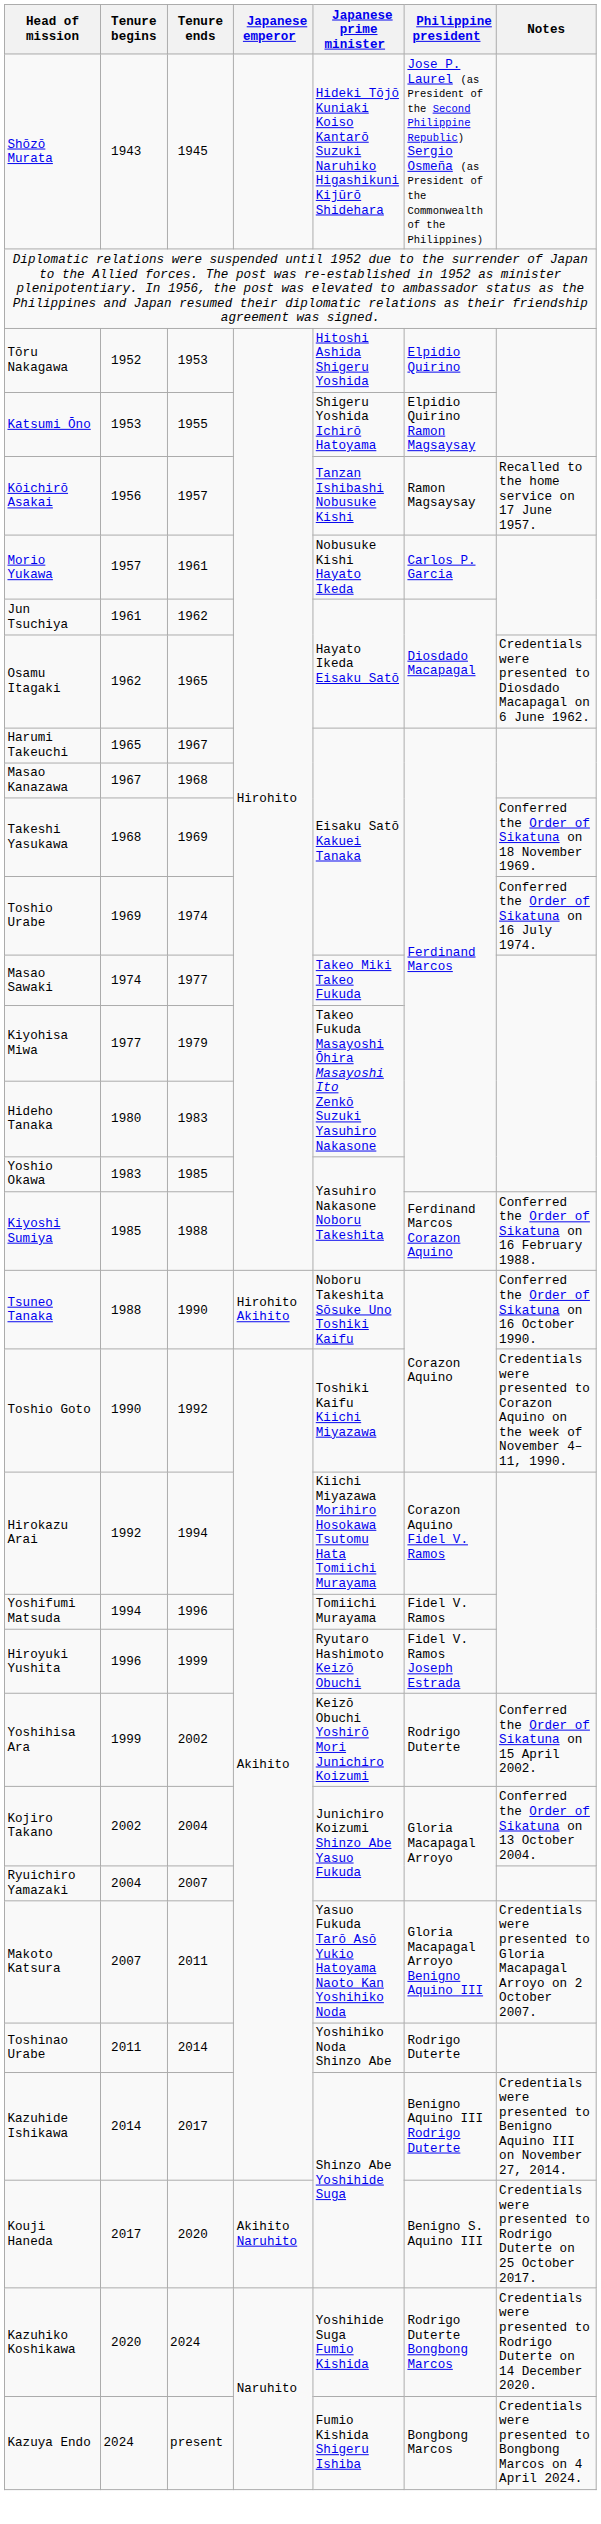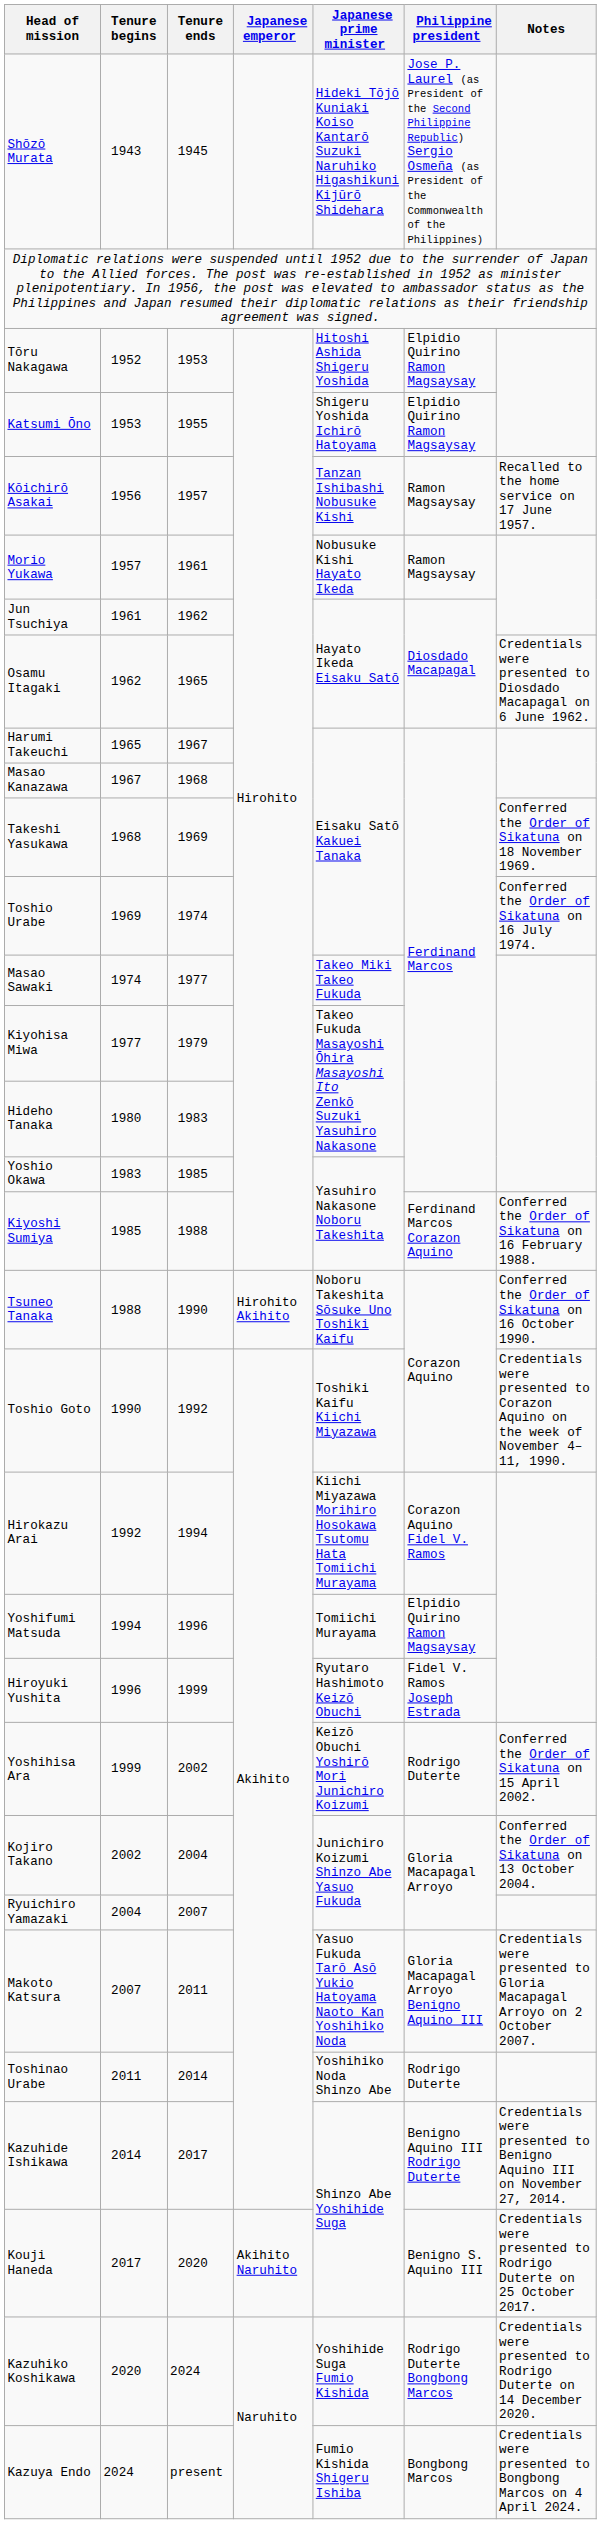(434, 360) Elpidio Quirino -> (441, 360) Elpidio Quirino Ramon Magsaysay
(441, 567) Carlos P. Garcia -> (441, 567) Ramon Magsaysay
(438, 1612) Fidel V. Ramos -> (441, 1626) Elpidio Quirino Ramon Magsaysay
